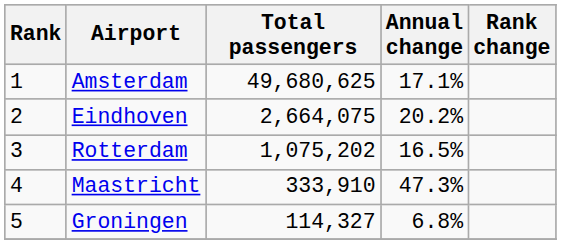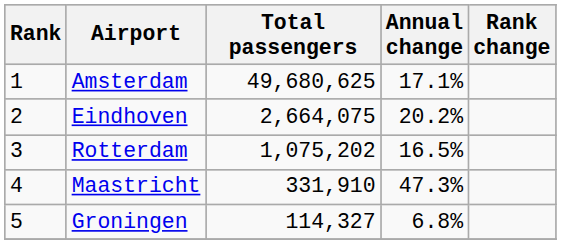(331, 187) 333,910 -> (331, 187) 331,910
